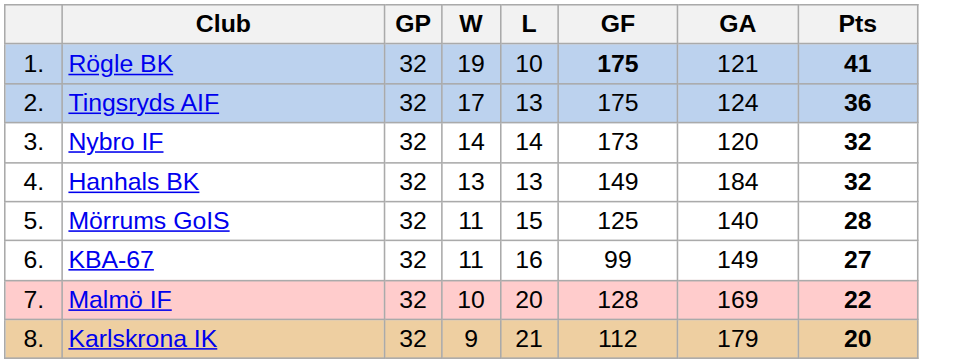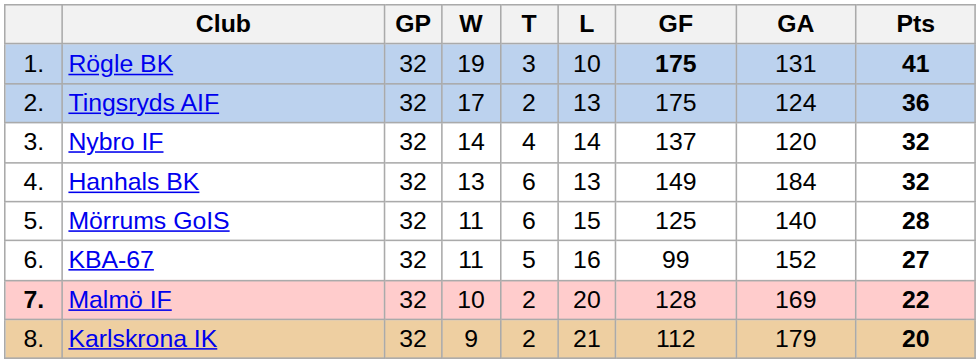+ column: (529, 24)
(738, 63) 121 -> (796, 63) 131
(618, 142) 173 -> (676, 142) 137
(738, 260) 149 -> (796, 260) 152
(34, 299) normal -> (34, 299) bold
